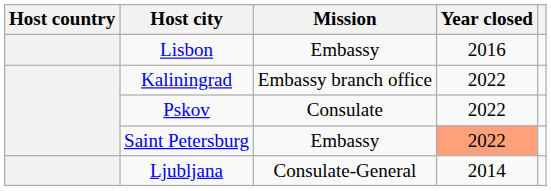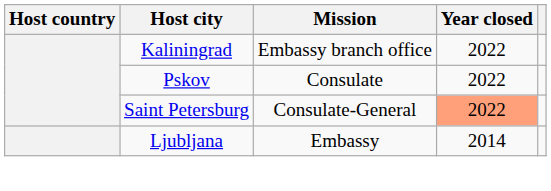- row: (187, 49)
(345, 140) Embassy -> (345, 110) Consulate-General
(345, 170) Consulate-General -> (345, 140) Embassy
